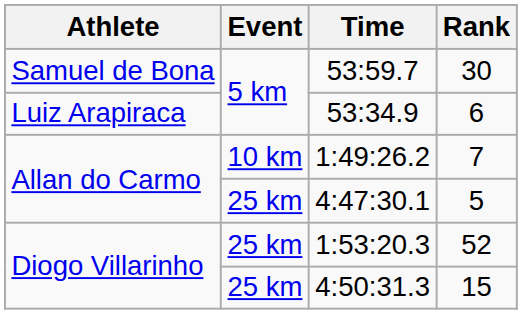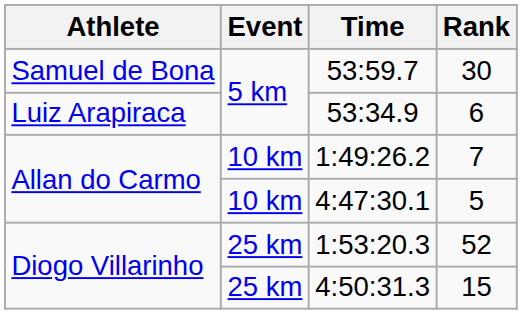(265, 201) 25 km -> (265, 201) 10 km
